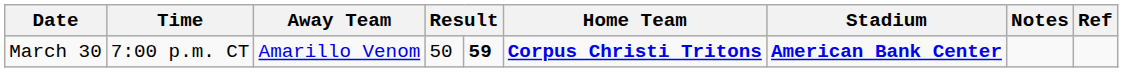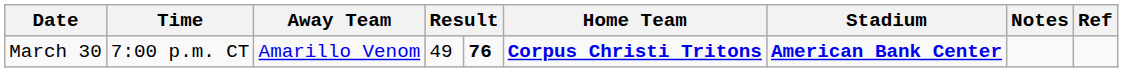(441, 52) 50 -> (441, 52) 49
(480, 52) 59 -> (480, 52) 76
